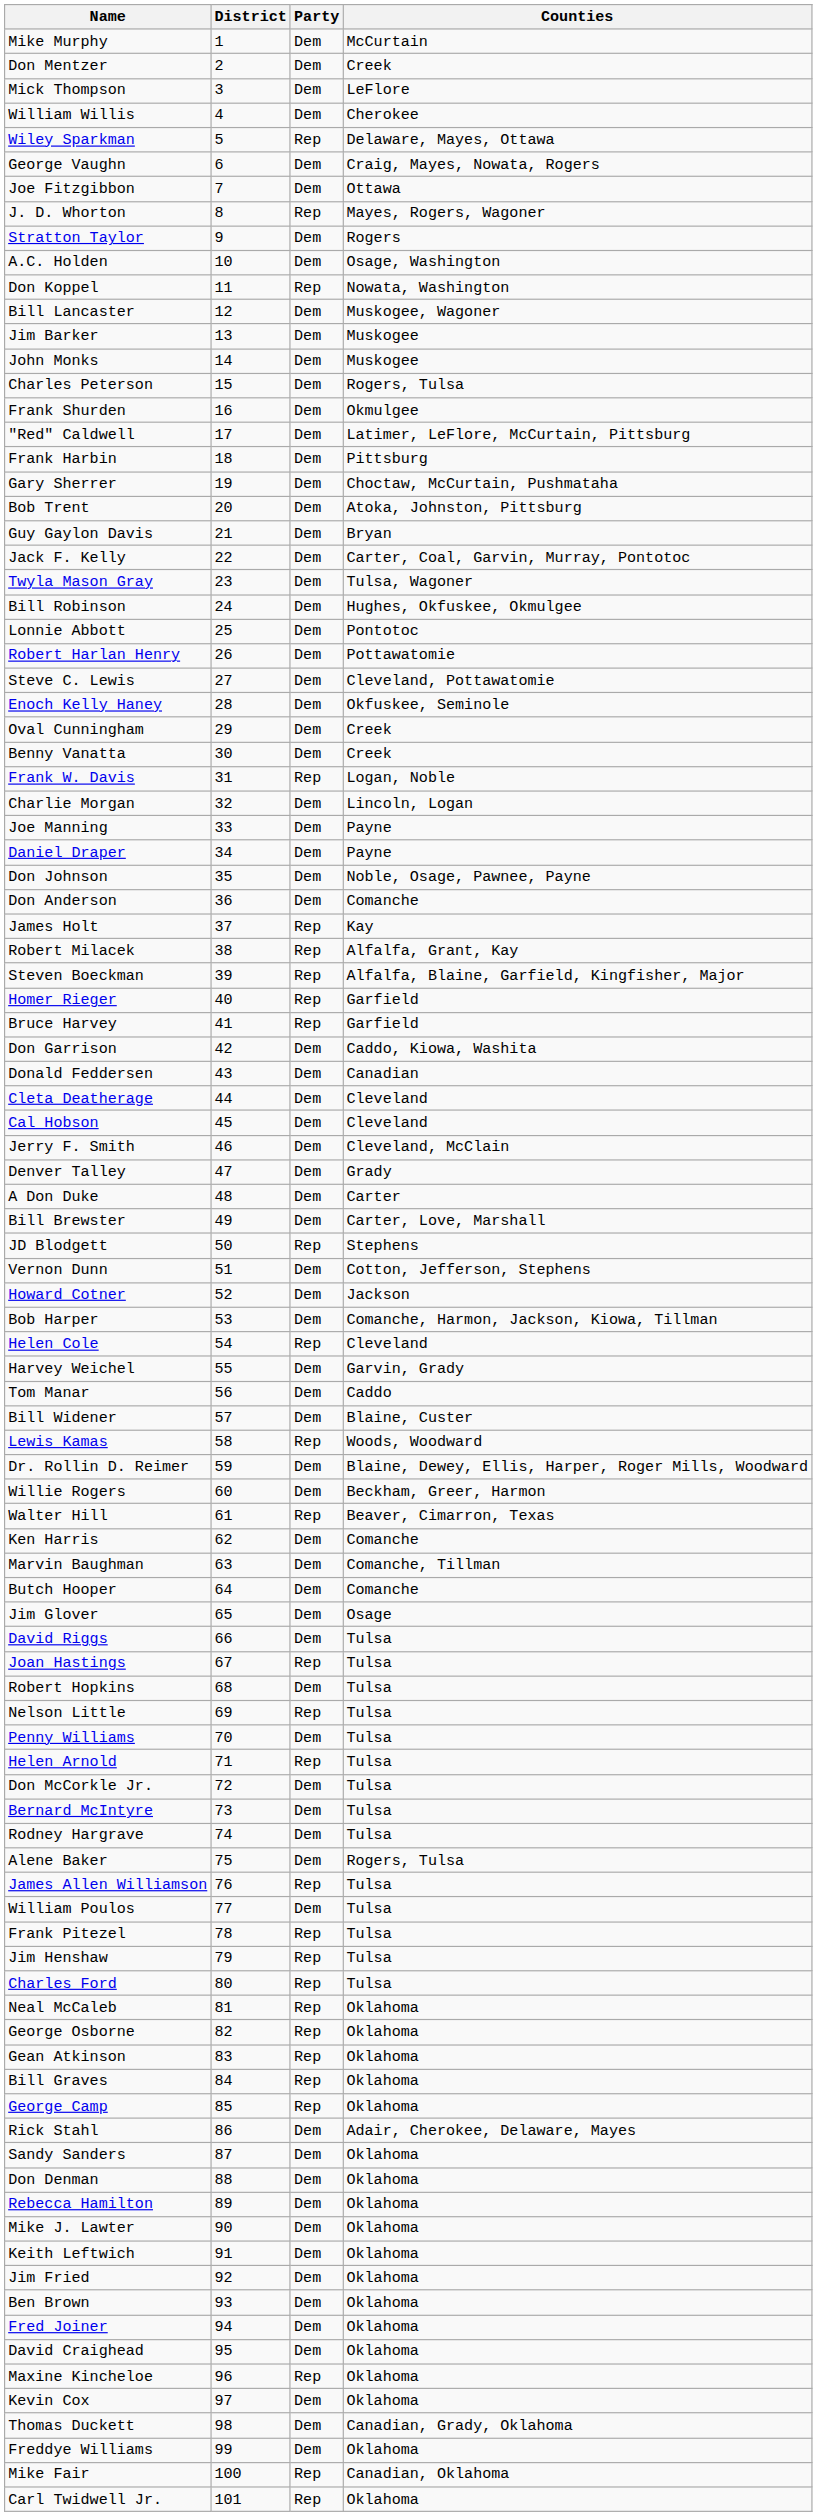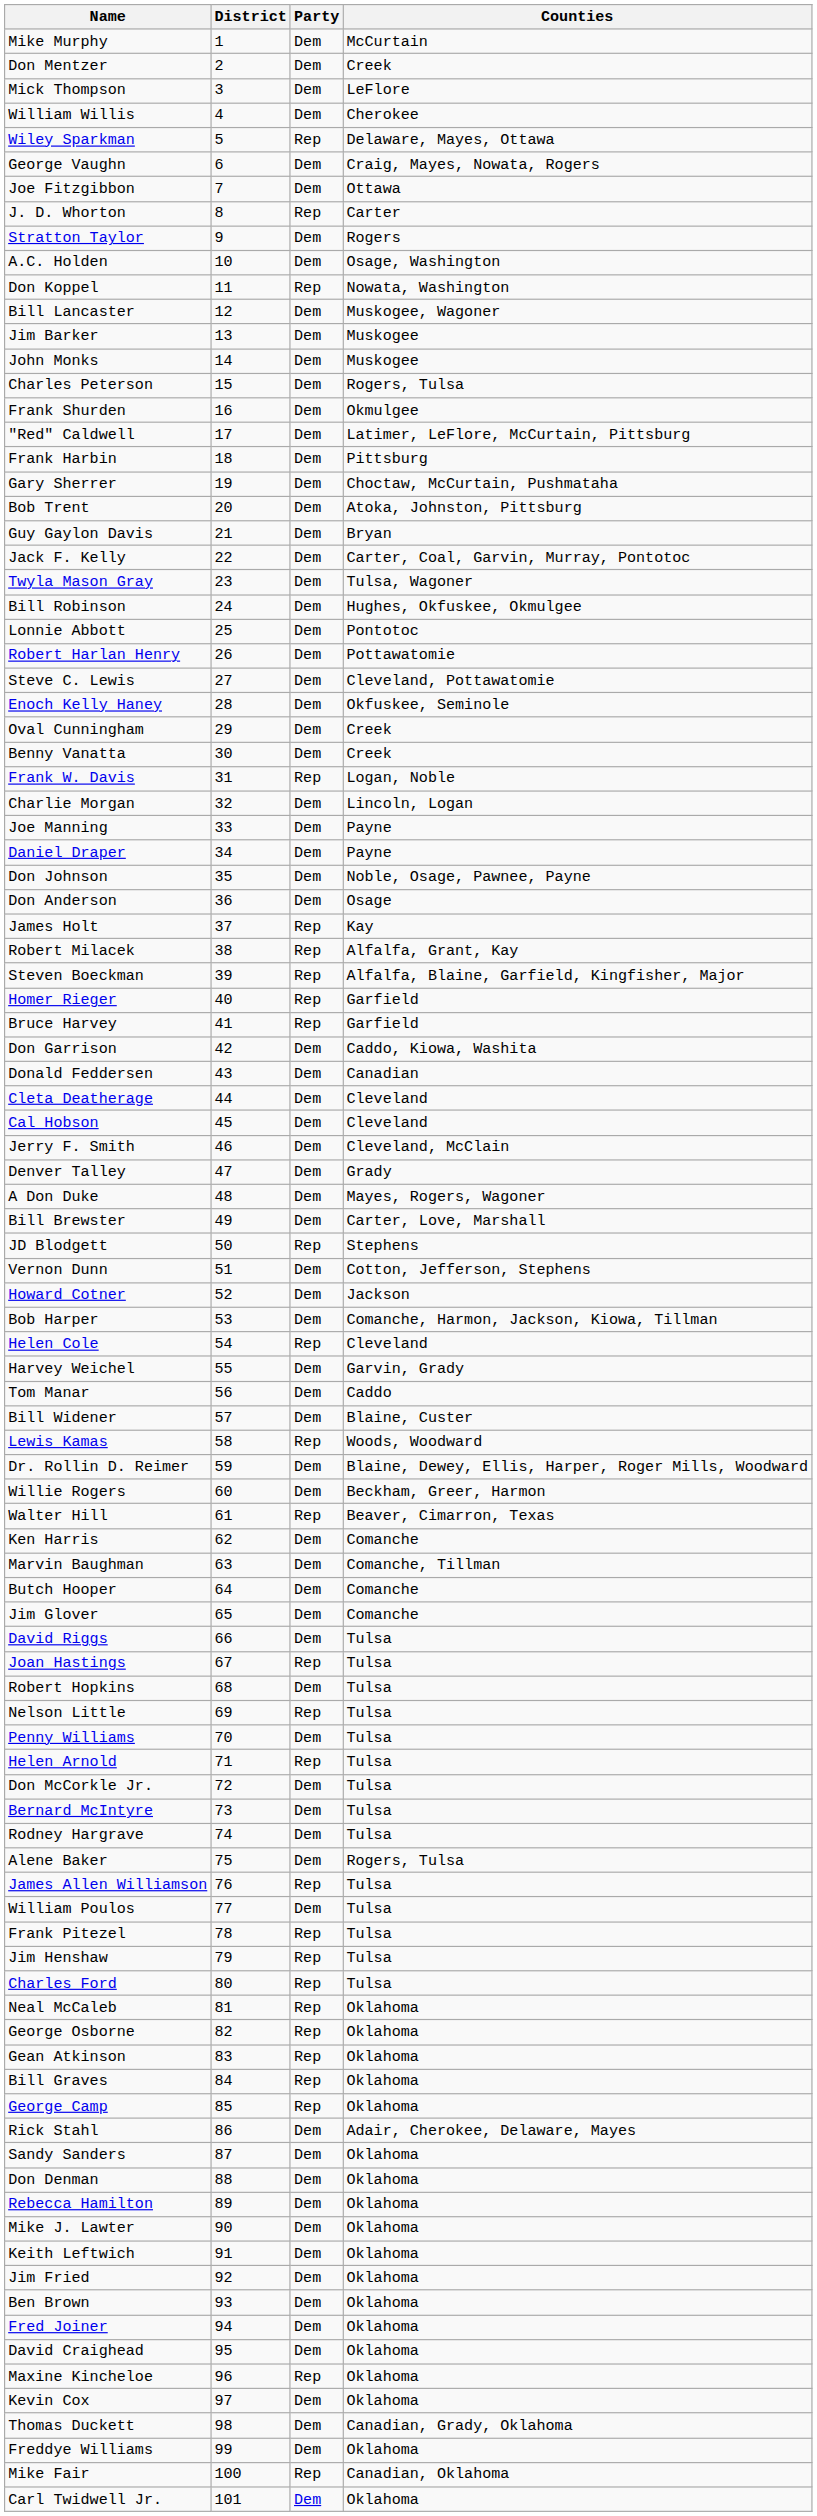(446, 213) Mayes, Rogers, Wagoner -> (374, 213) Carter
(383, 902) Comanche -> (369, 902) Osage
(374, 1197) Carter -> (446, 1197) Mayes, Rogers, Wagoner
(369, 1614) Osage -> (383, 1614) Comanche
(308, 2499) Rep -> (308, 2499) Dem
